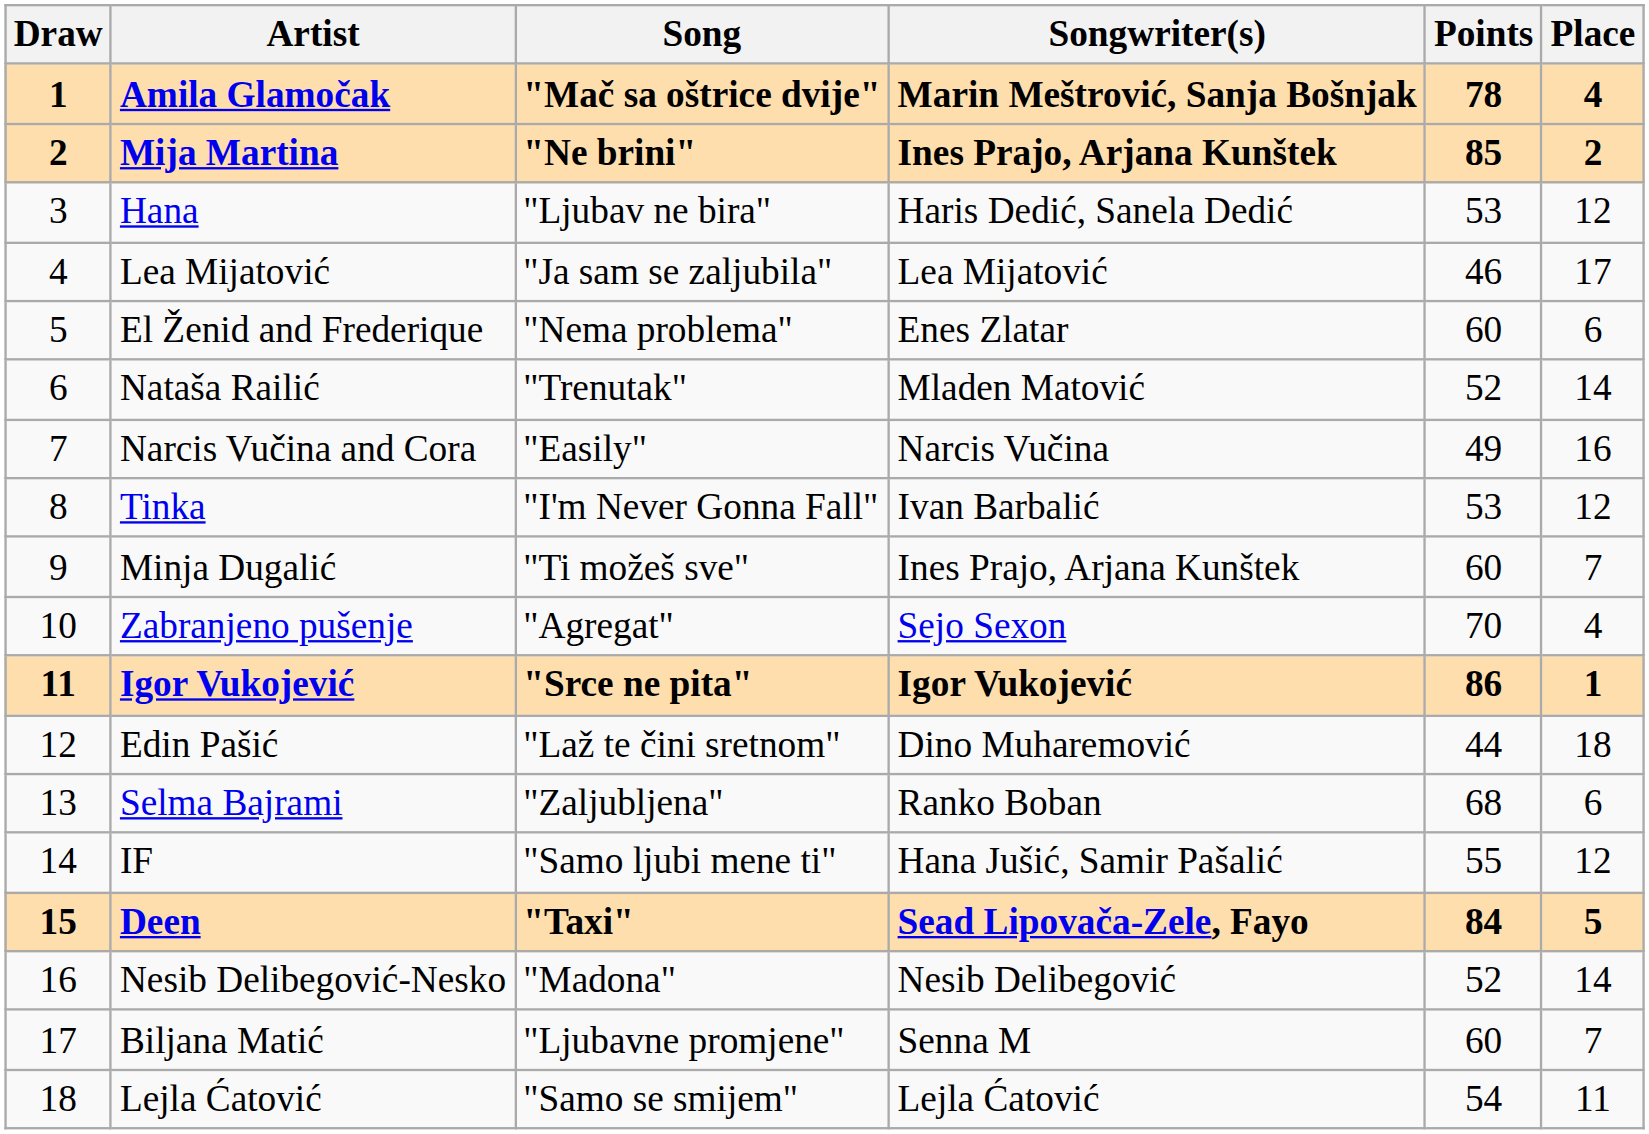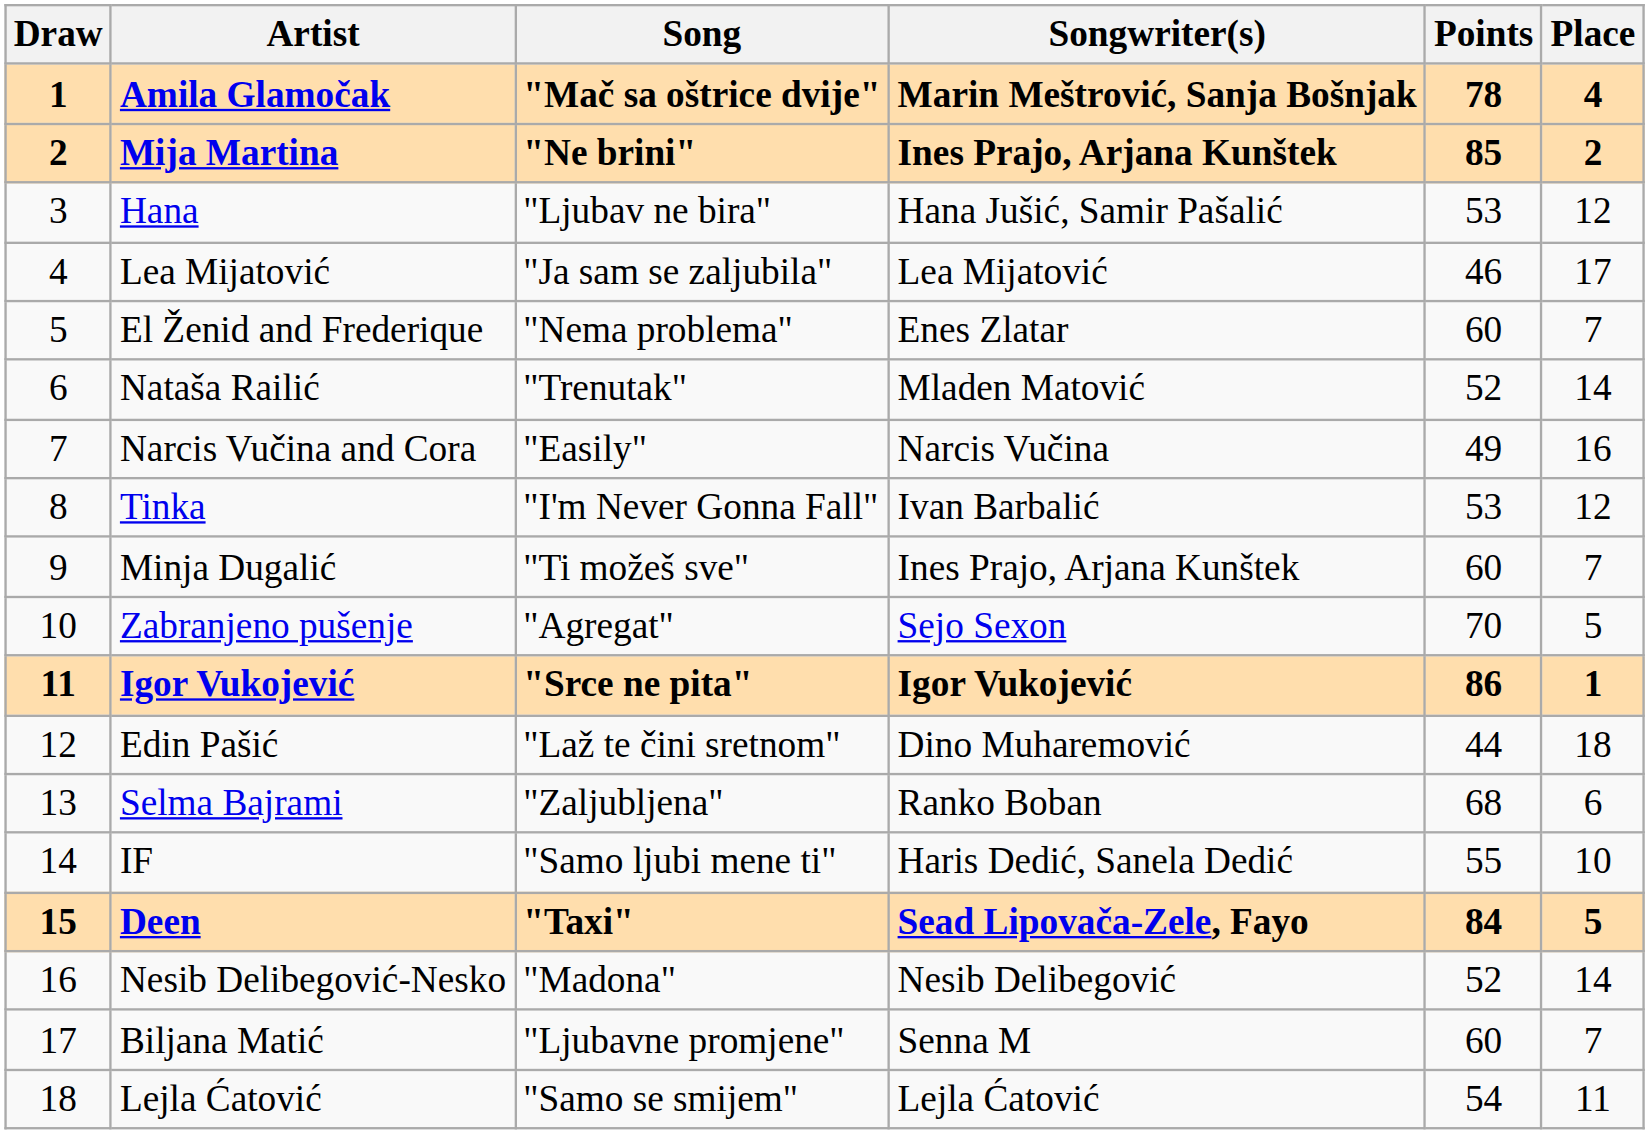(1095, 211) Haris Dedić, Sanela Dedić -> (1090, 211) Hana Jušić, Samir Pašalić
(1593, 329) 6 -> (1593, 329) 7
(1593, 625) 4 -> (1593, 625) 5
(1090, 861) Hana Jušić, Samir Pašalić -> (1095, 861) Haris Dedić, Sanela Dedić
(1593, 861) 12 -> (1593, 861) 10
